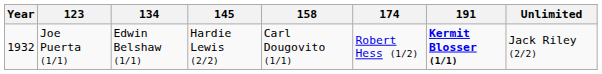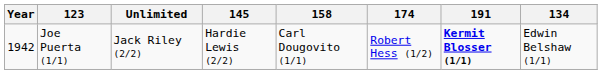columns swapped: (149, 14) <-> (552, 14)
(21, 46) 1932 -> (21, 46) 1942
